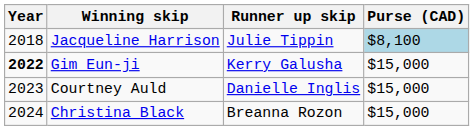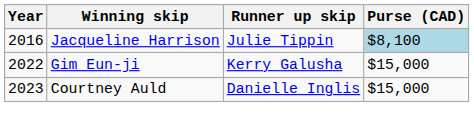(26, 41) 2018 -> (26, 41) 2016
(26, 65) bold -> (26, 65) normal
- row: (117, 113)
